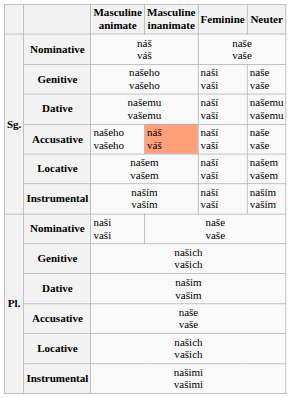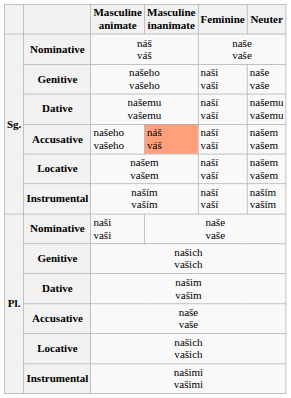(260, 139) naše vaše -> (264, 139) našem vašem
